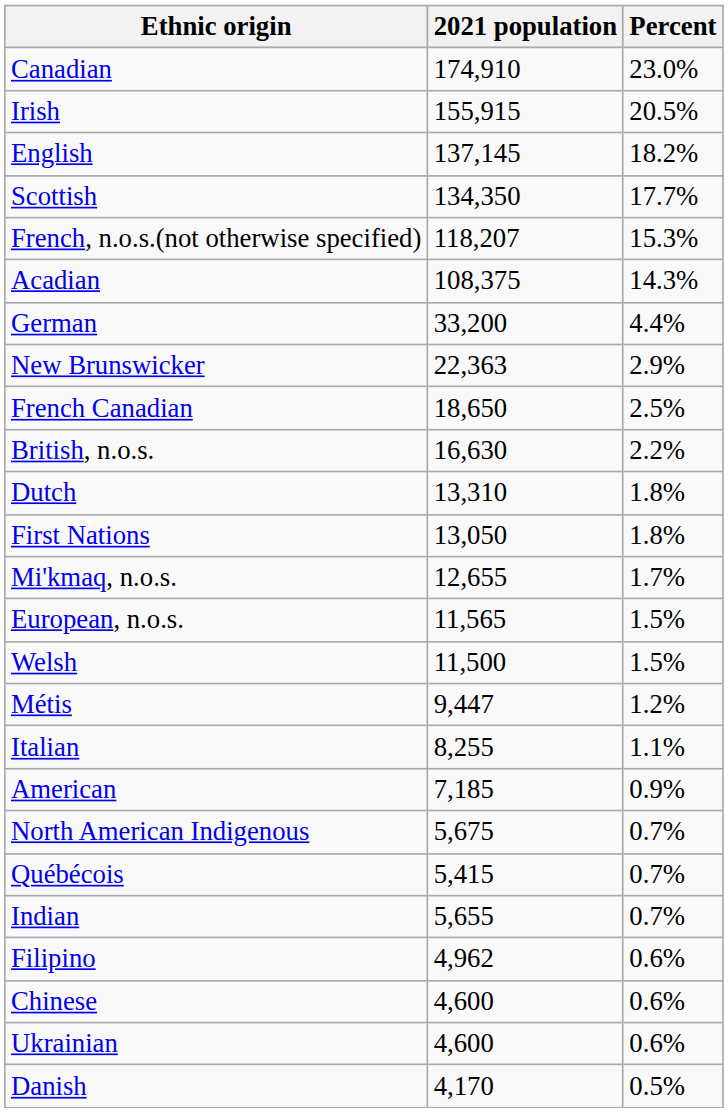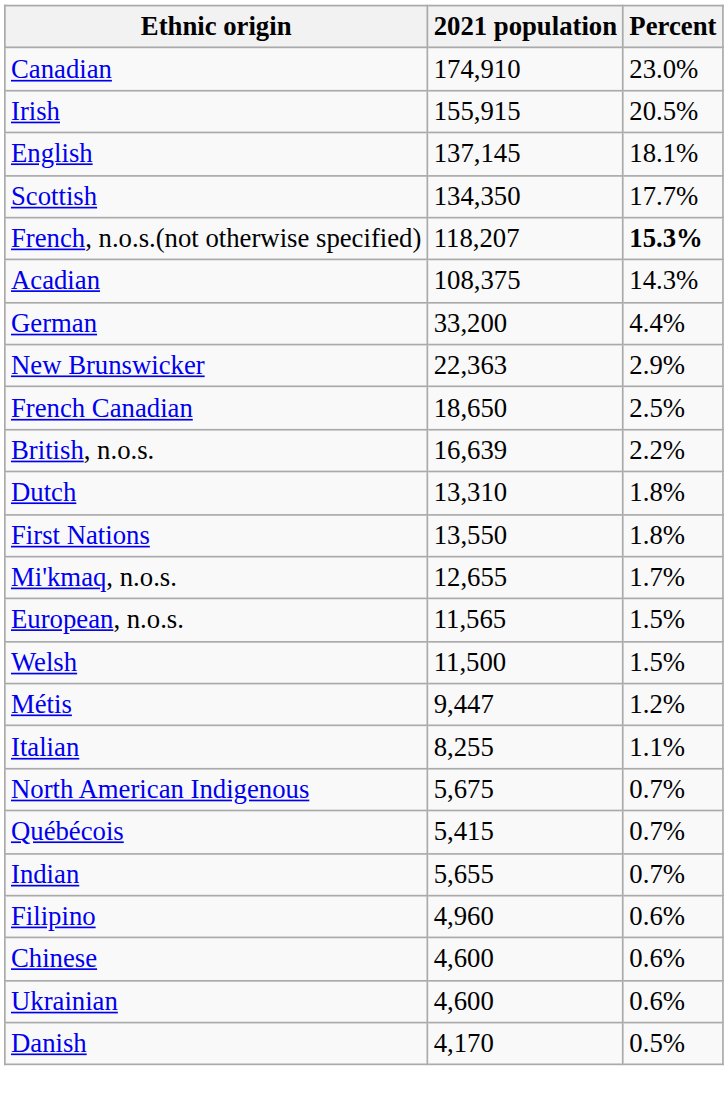(664, 153) 18.2% -> (664, 153) 18.1%
(664, 238) normal -> (666, 238) bold
(470, 450) 16,630 -> (470, 450) 16,639
(470, 534) 13,050 -> (470, 534) 13,550
- row: (64, 789)
(464, 958) 4,962 -> (464, 916) 4,960
